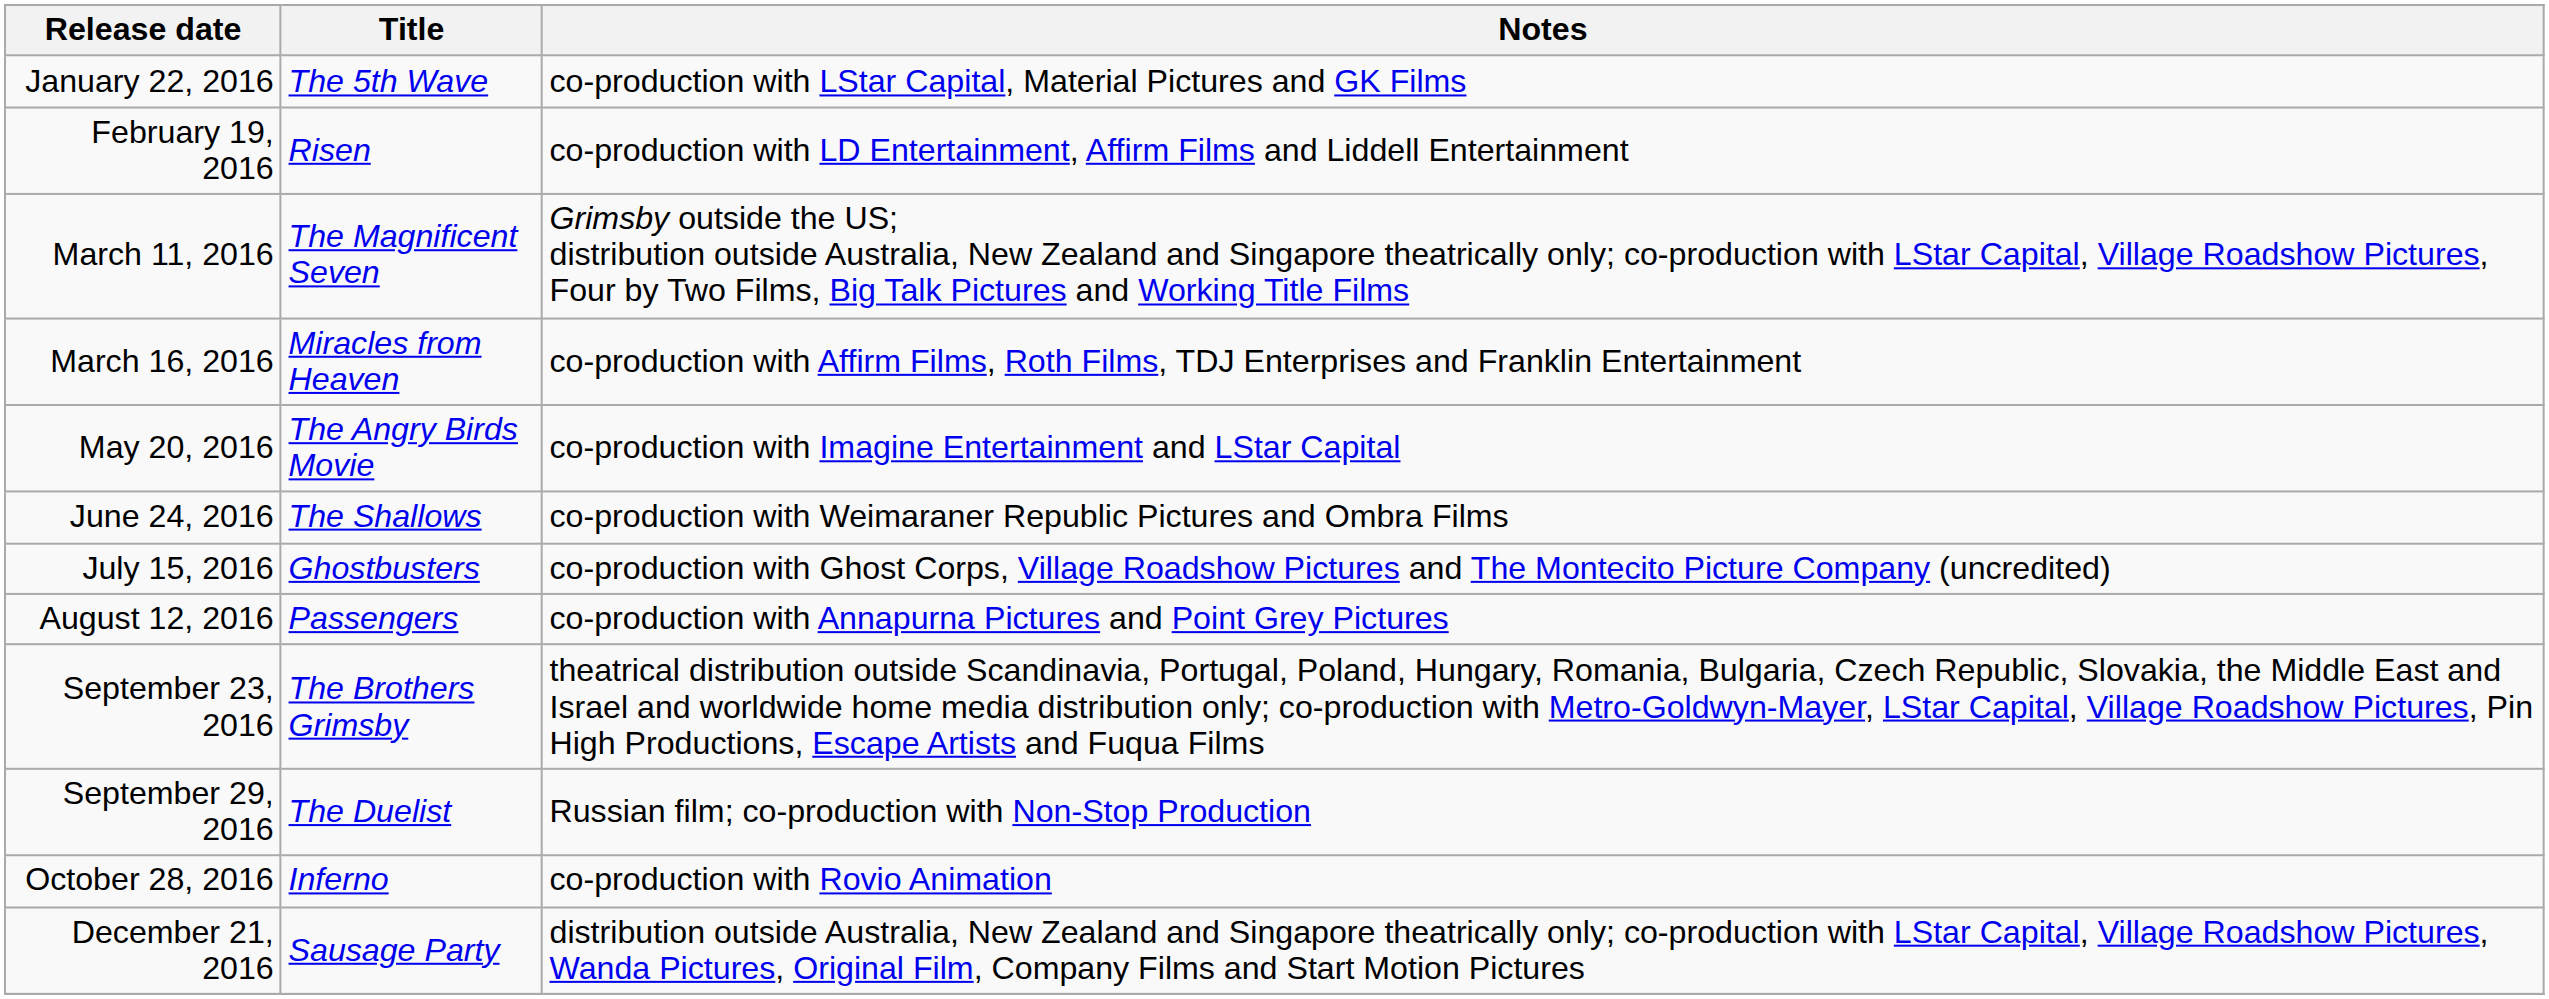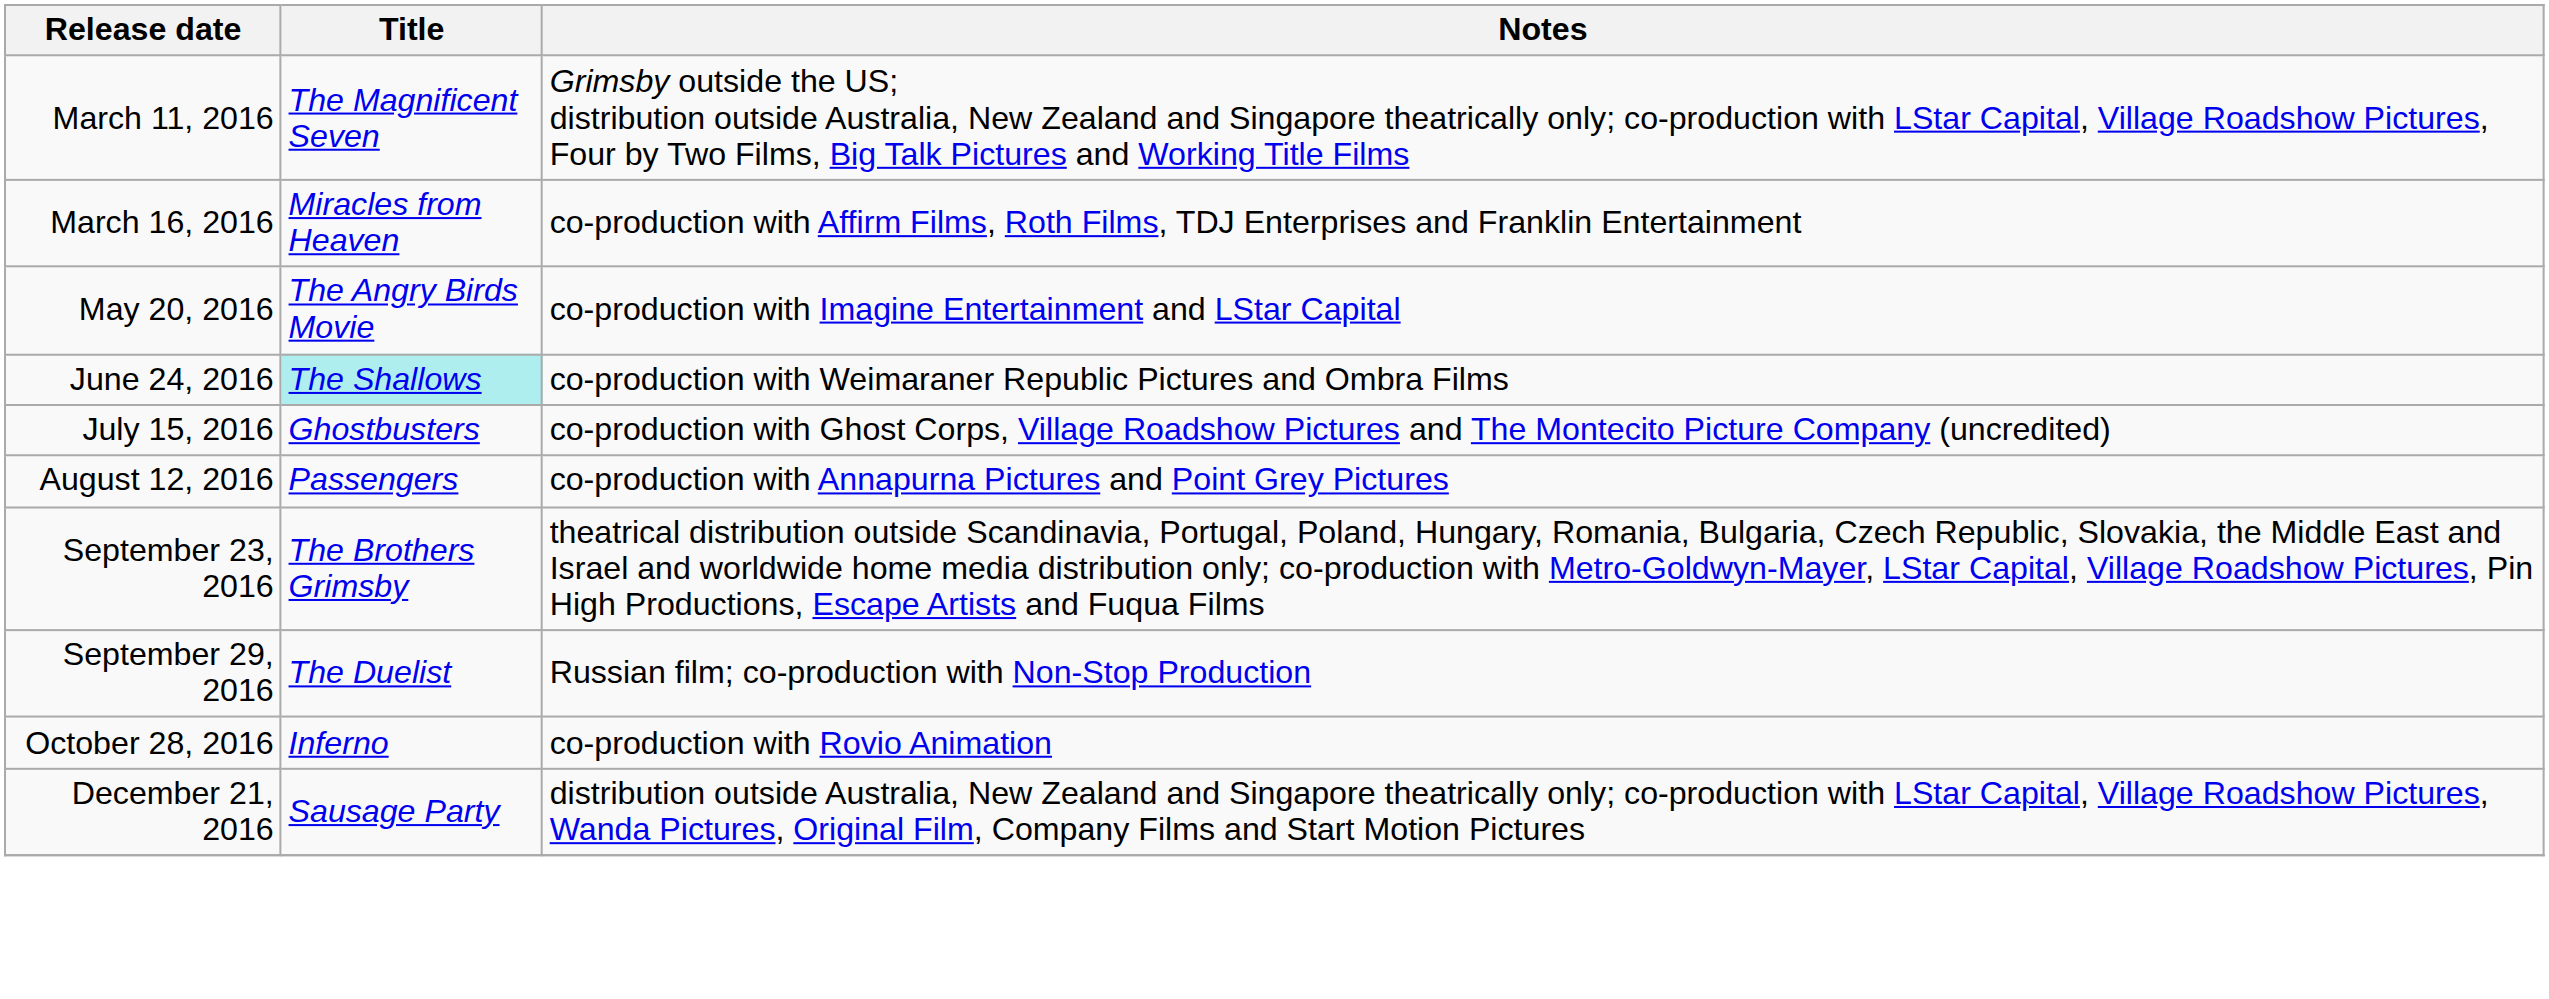- row: (149, 81)
- row: (183, 150)
(385, 516) no background -> (385, 378) paleturquoise background
